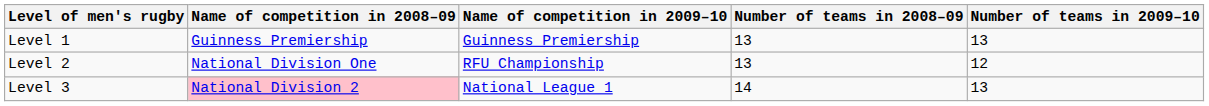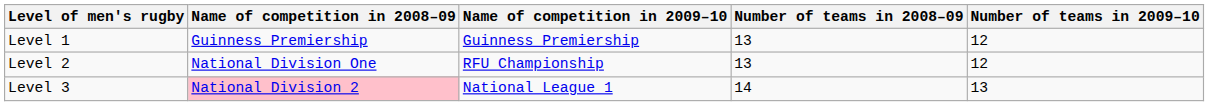(979, 40) 13 -> (979, 40) 12
